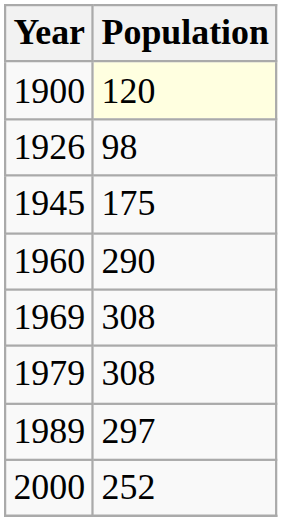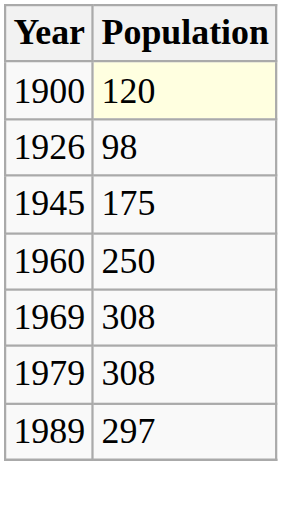(128, 260) 290 -> (128, 260) 250
- row: (49, 487)
